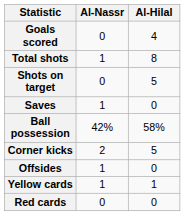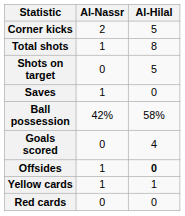rows swapped: (40, 36) <-> (40, 151)
(154, 168) normal -> (154, 168) bold
